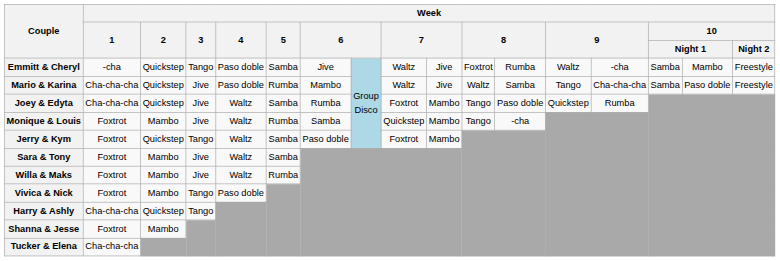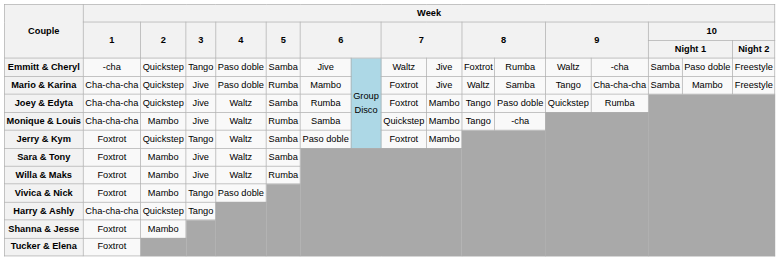(707, 67) Mambo -> (707, 67) Paso doble
(404, 84) Waltz -> (404, 84) Foxtrot
(707, 84) Paso doble -> (707, 84) Mambo
(112, 120) Foxtrot -> (112, 120) Cha-cha-cha
(112, 246) Cha-cha-cha -> (112, 246) Foxtrot
